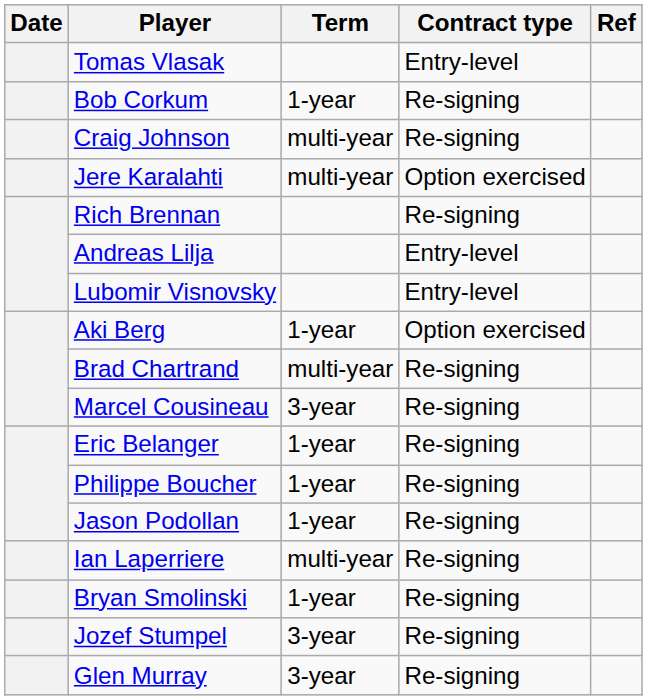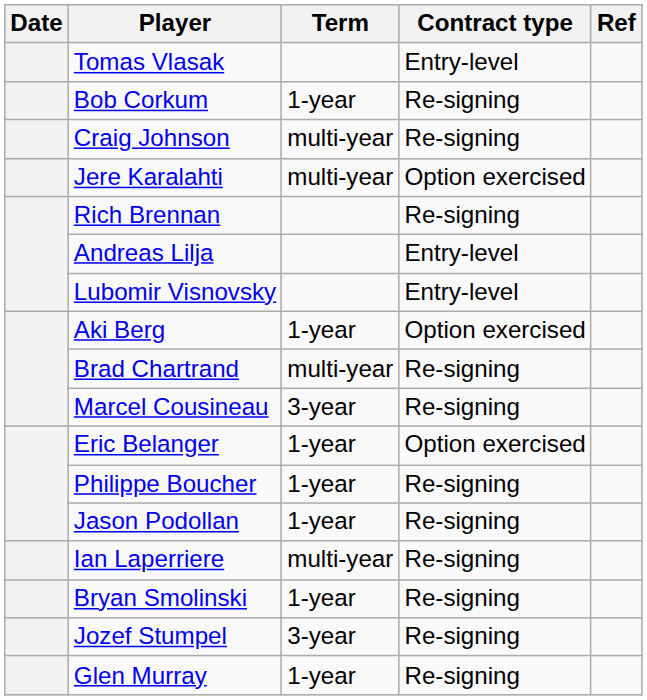(462, 445) Re-signing -> (495, 445) Option exercised
(322, 675) 3-year -> (322, 675) 1-year
